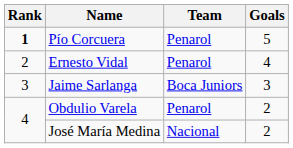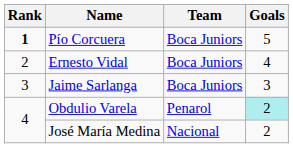(189, 39) Penarol -> (205, 39) Boca Juniors
(189, 62) Penarol -> (205, 62) Boca Juniors
(267, 108) no background -> (267, 108) paleturquoise background
